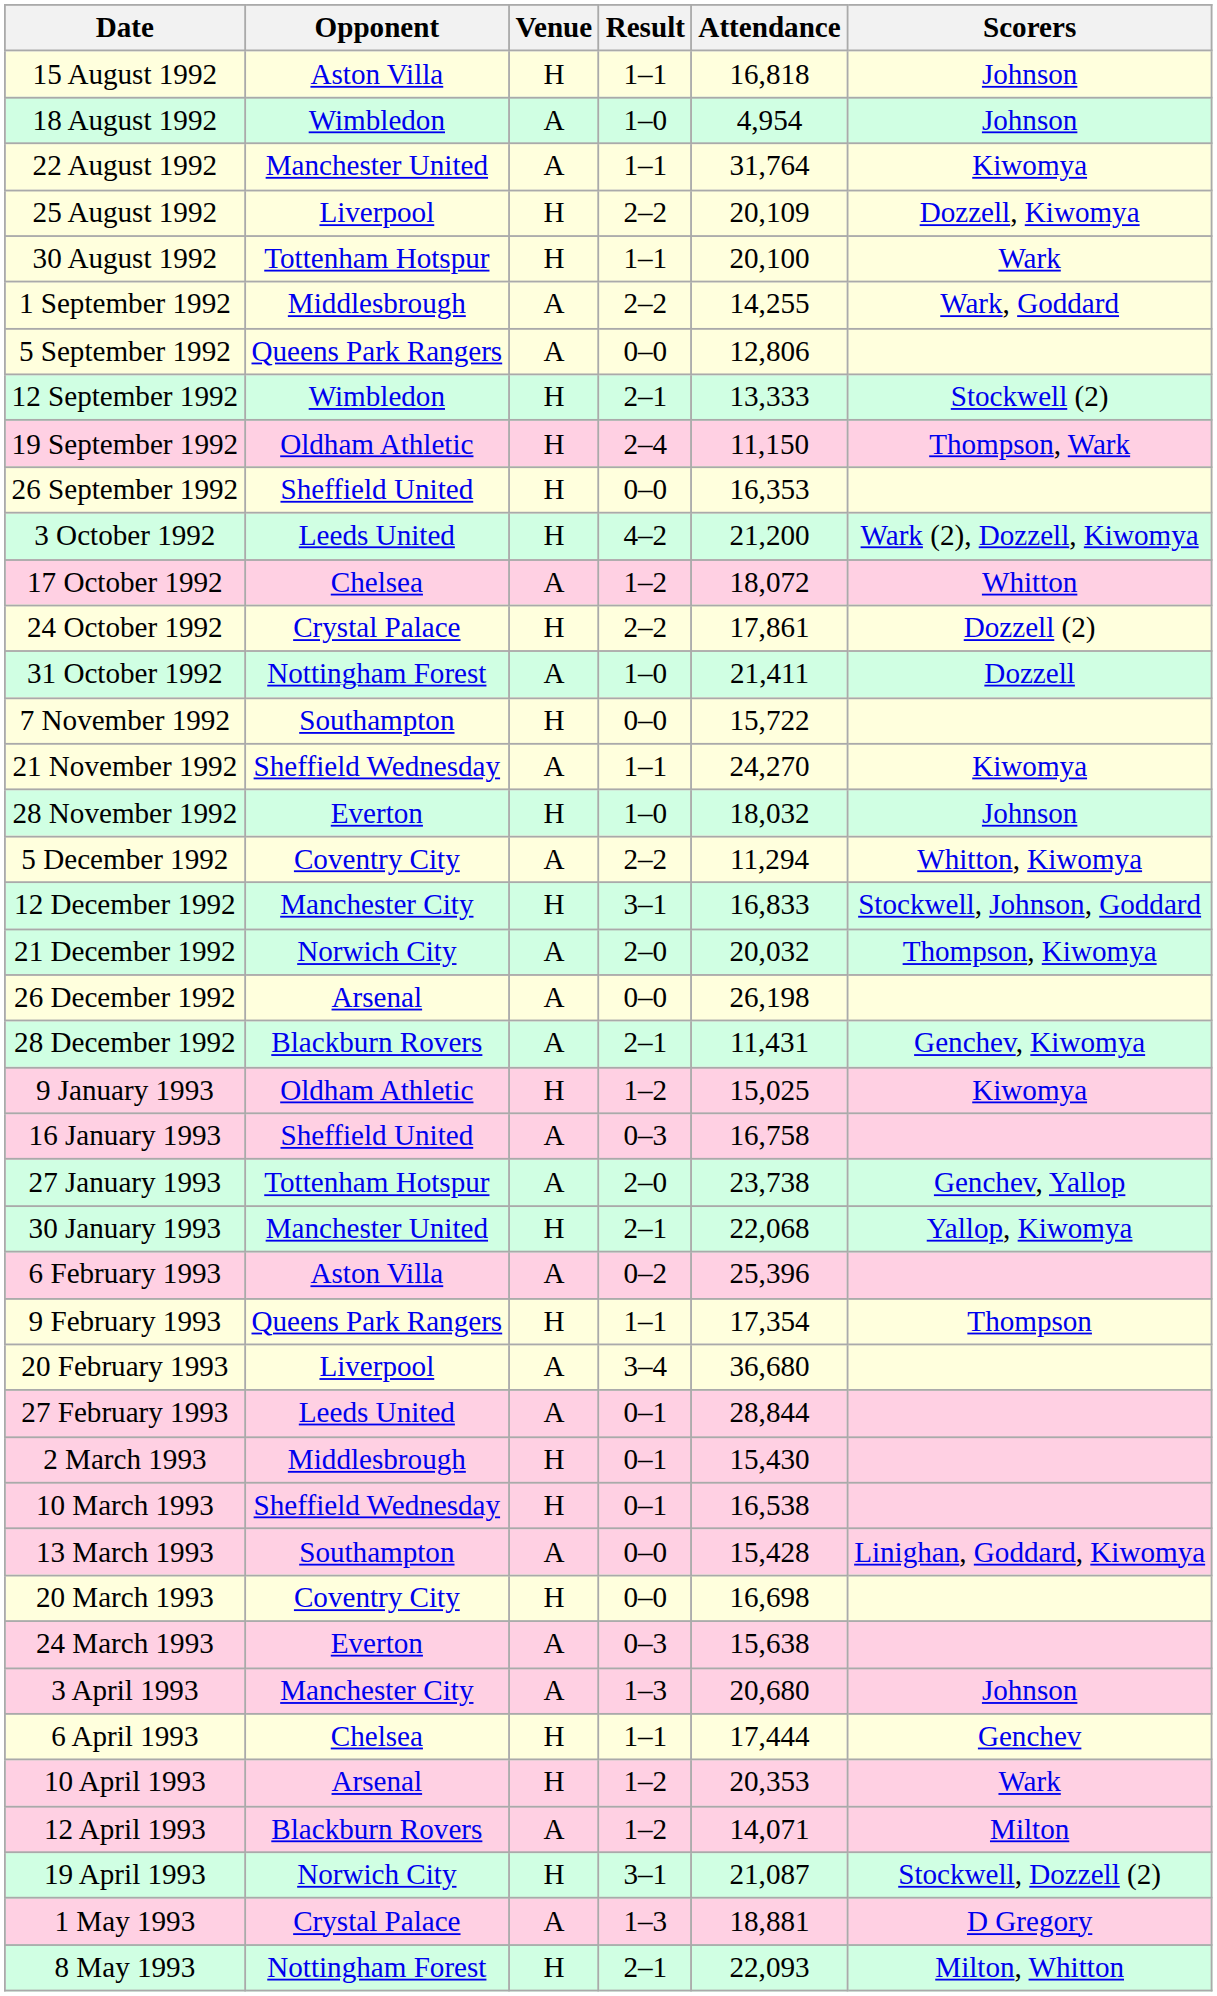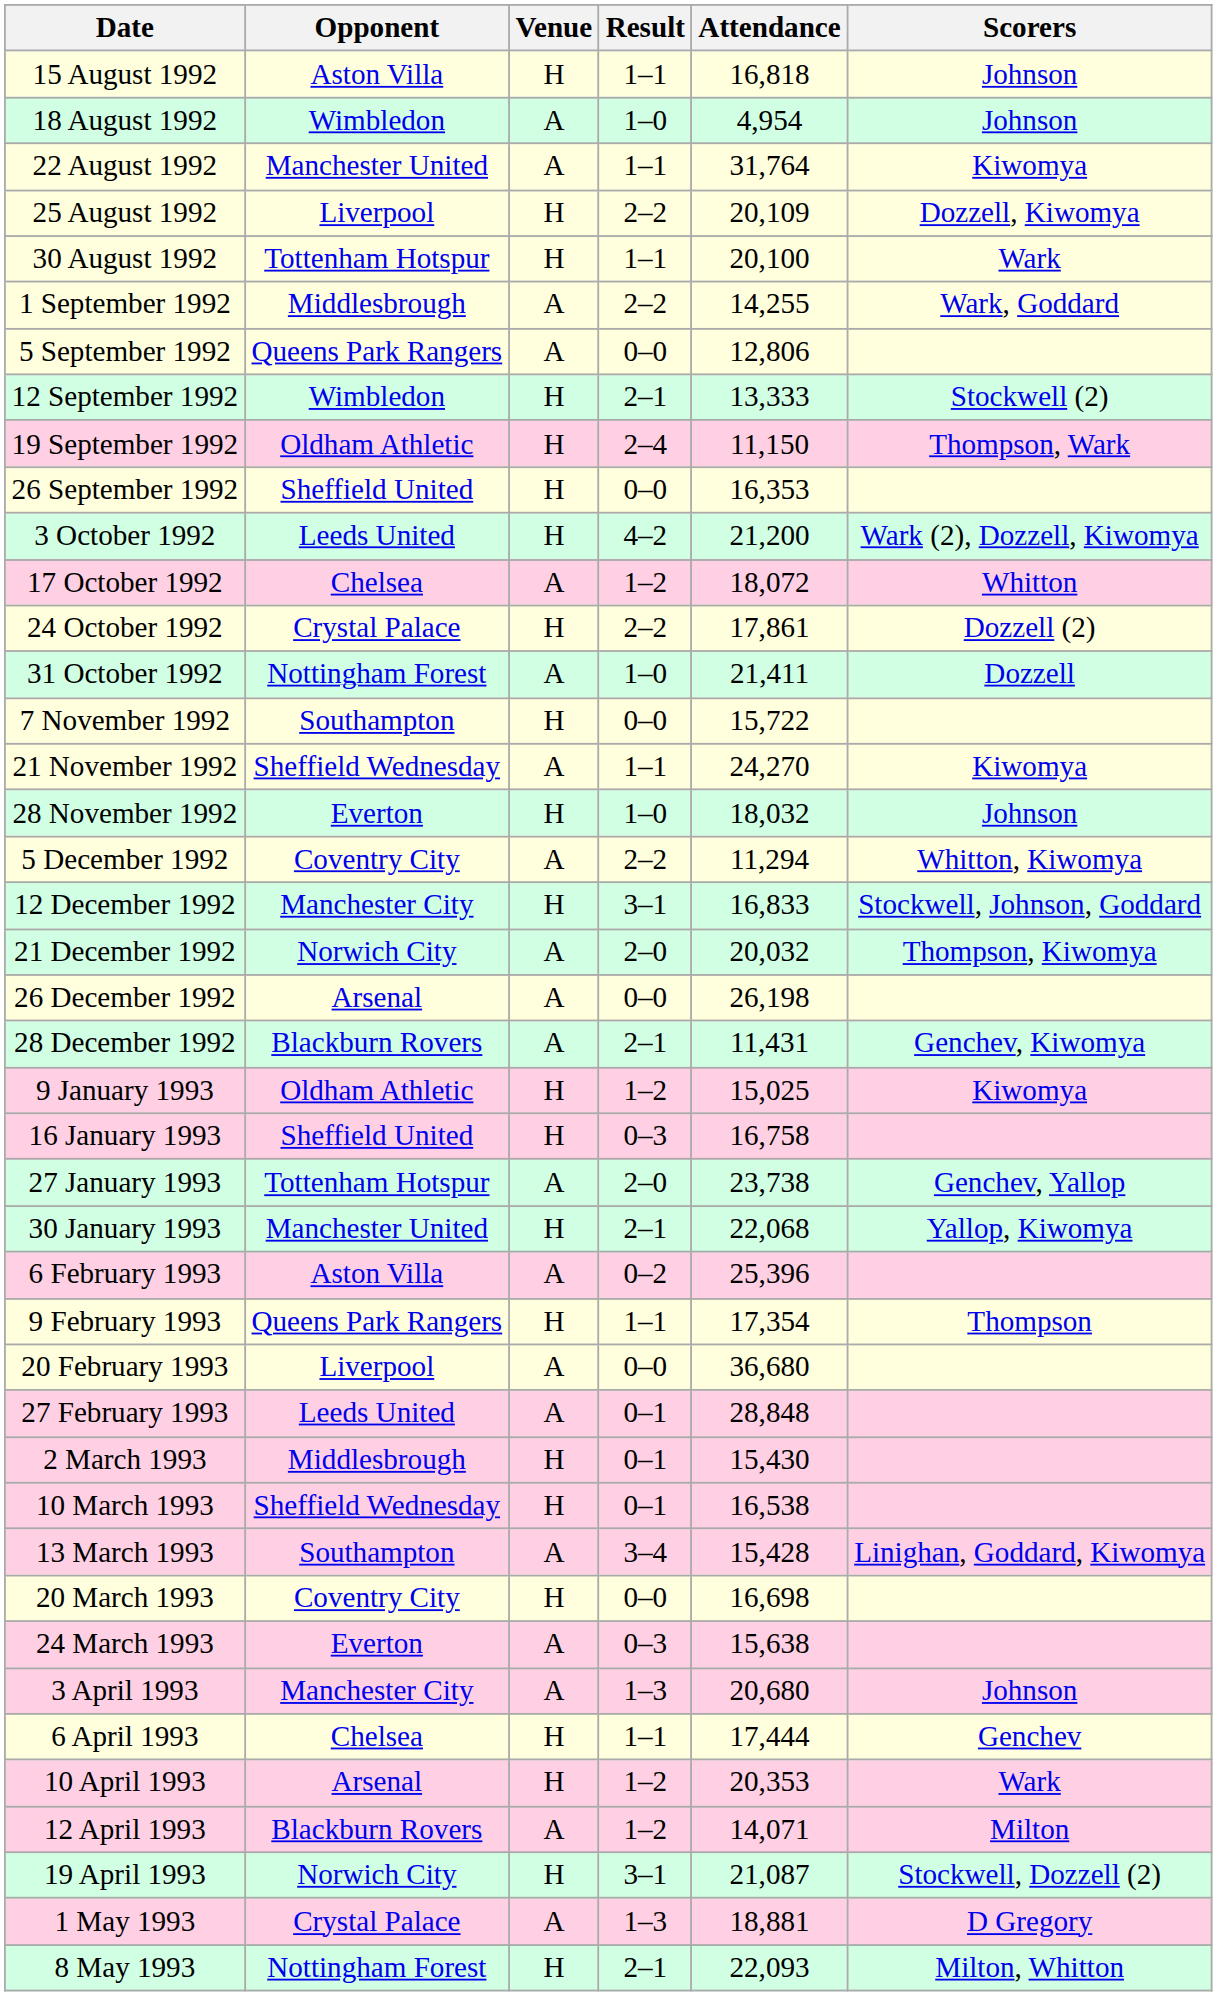(554, 1135) A -> (554, 1135) H
(645, 1366) 3–4 -> (645, 1366) 0–0
(770, 1413) 28,844 -> (770, 1413) 28,848
(645, 1551) 0–0 -> (645, 1551) 3–4
